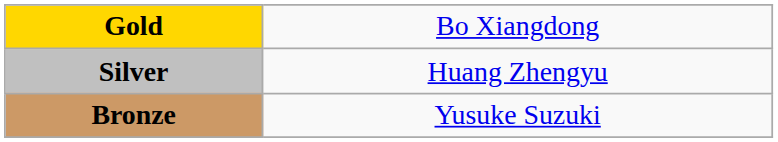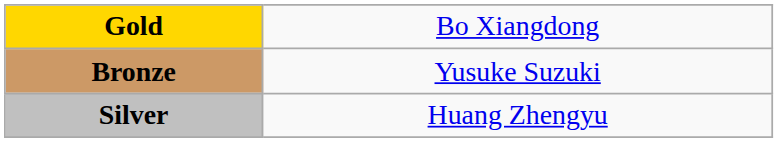rows swapped: (134, 70) <-> (134, 114)
